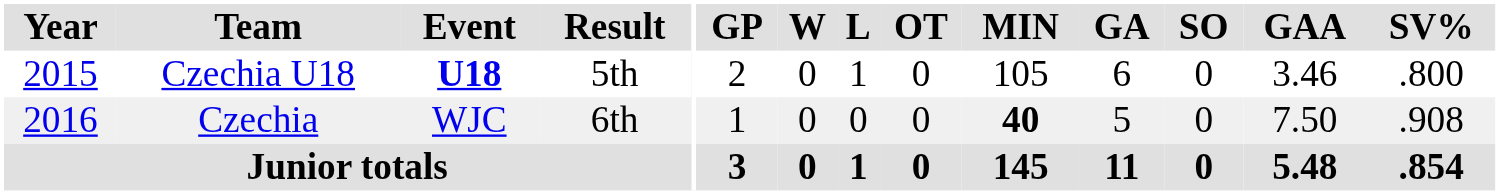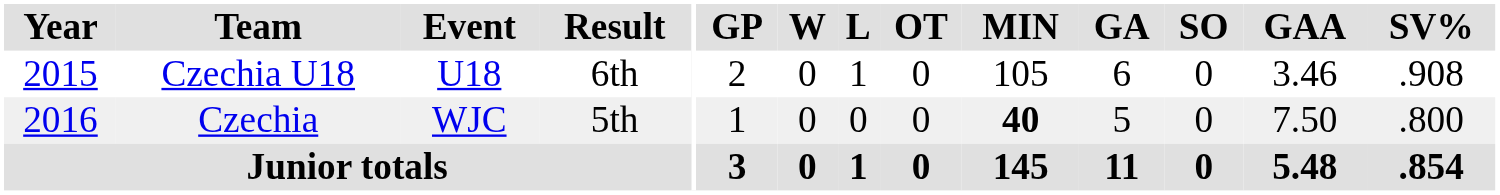(469, 73) bold -> (469, 73) normal
(615, 73) 5th -> (615, 73) 6th
(1431, 73) .800 -> (1431, 73) .908
(615, 119) 6th -> (615, 119) 5th
(1431, 119) .908 -> (1431, 119) .800
